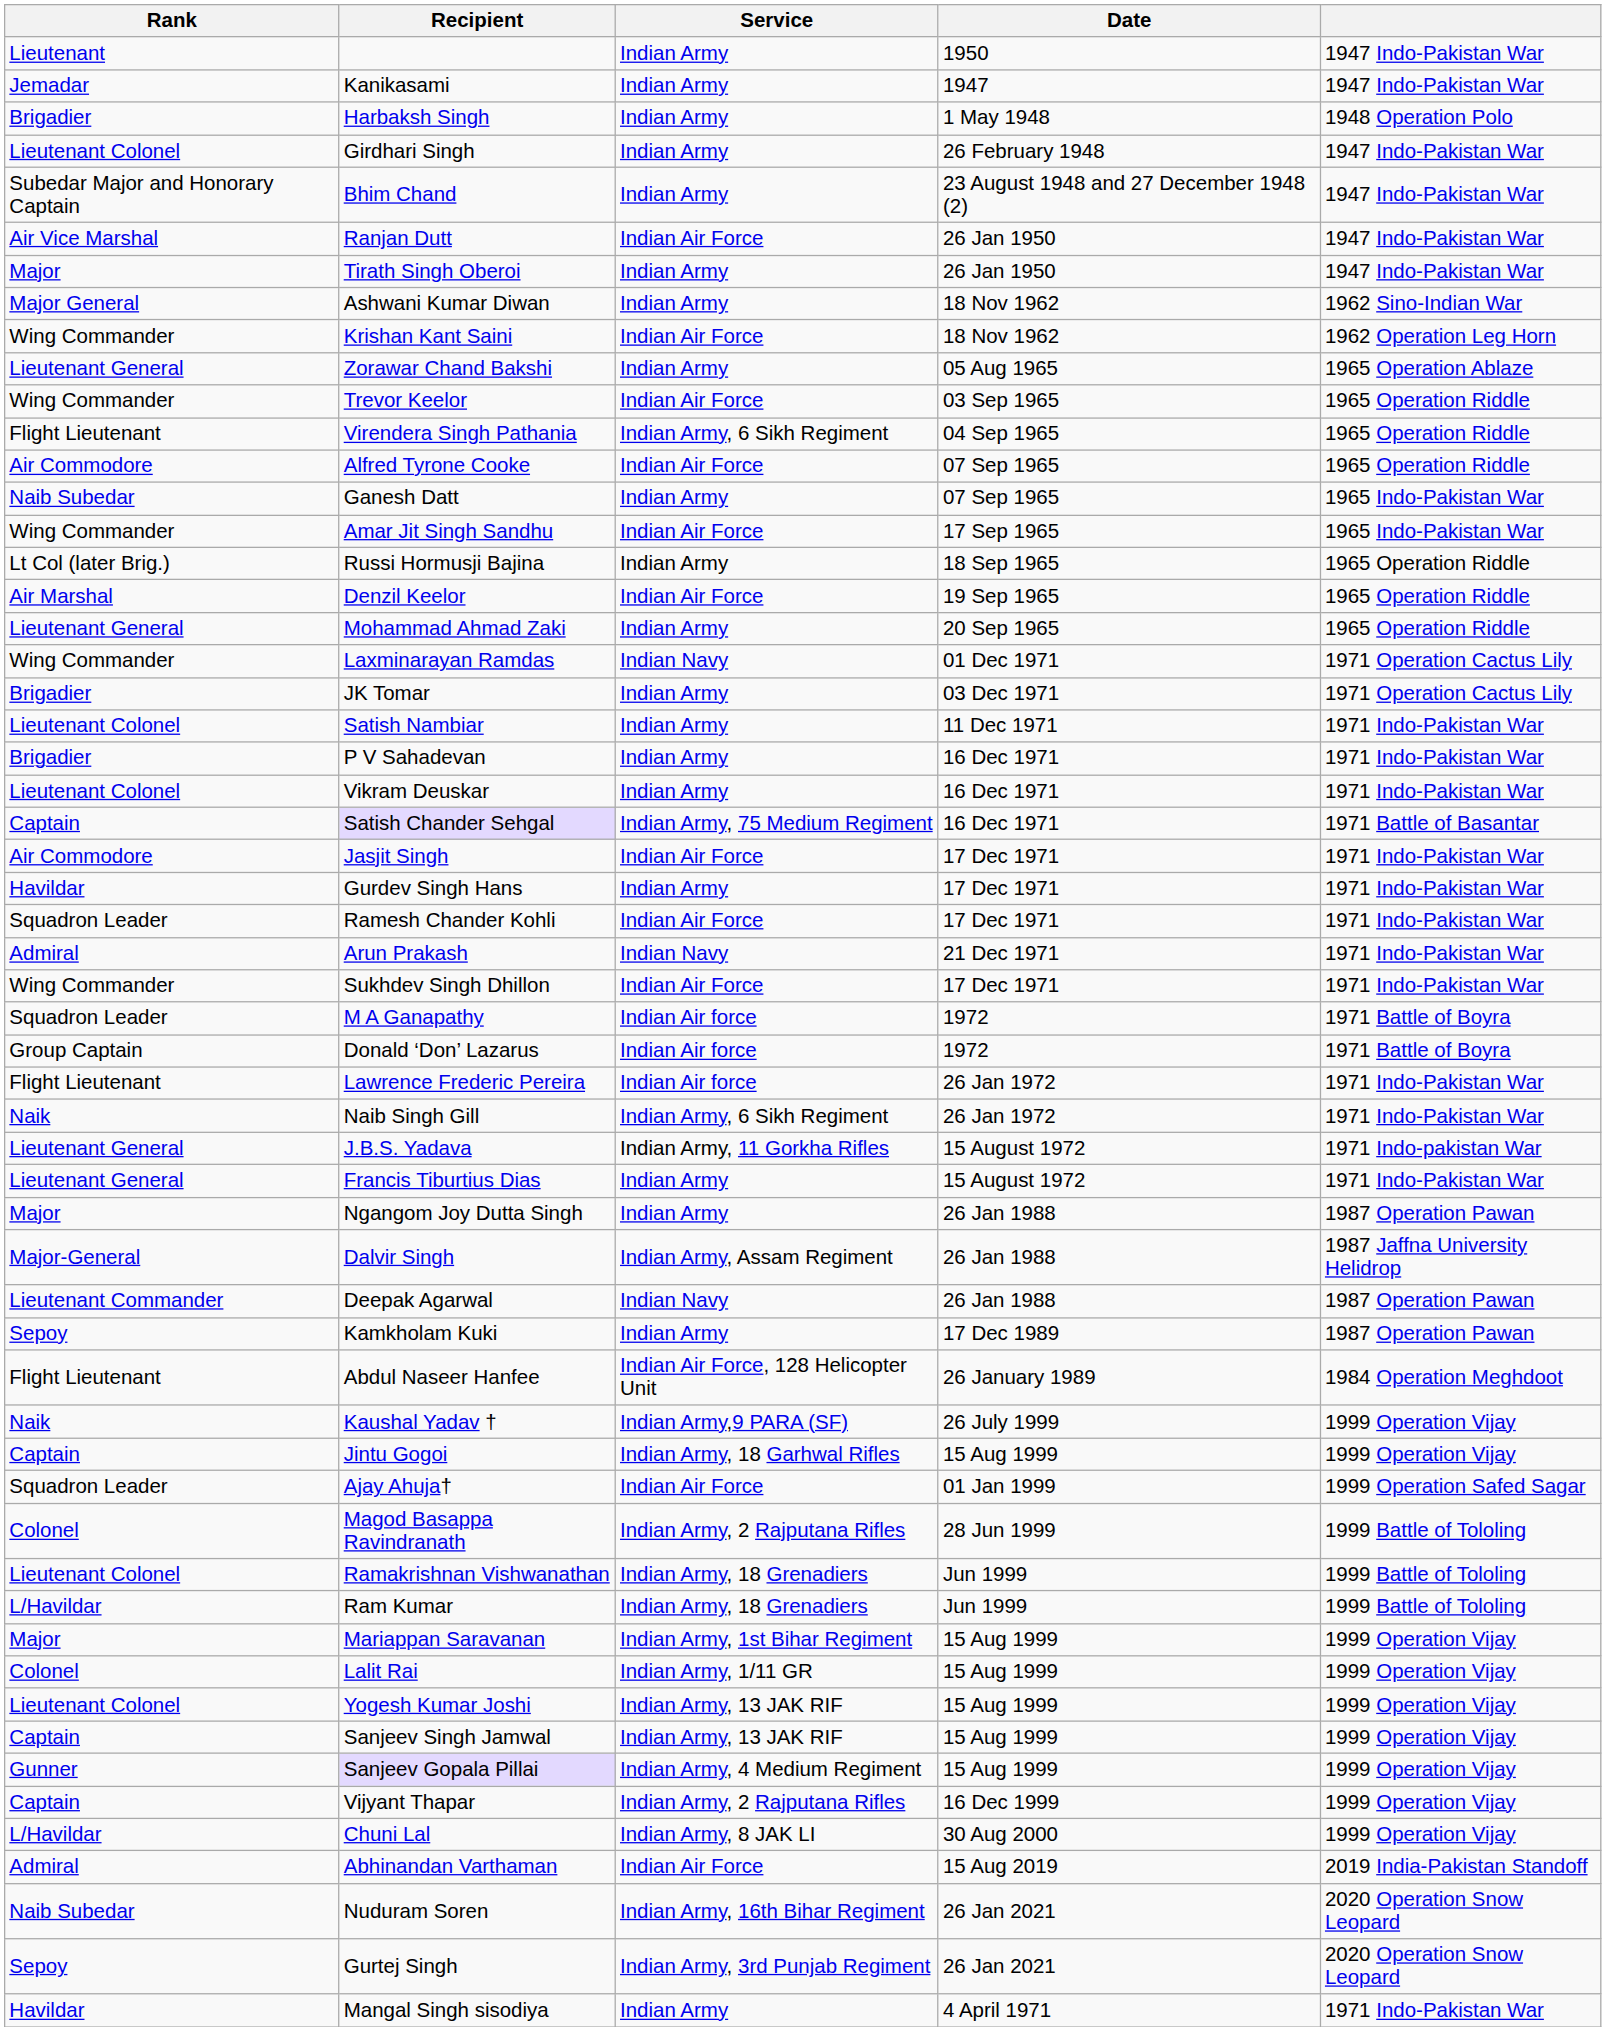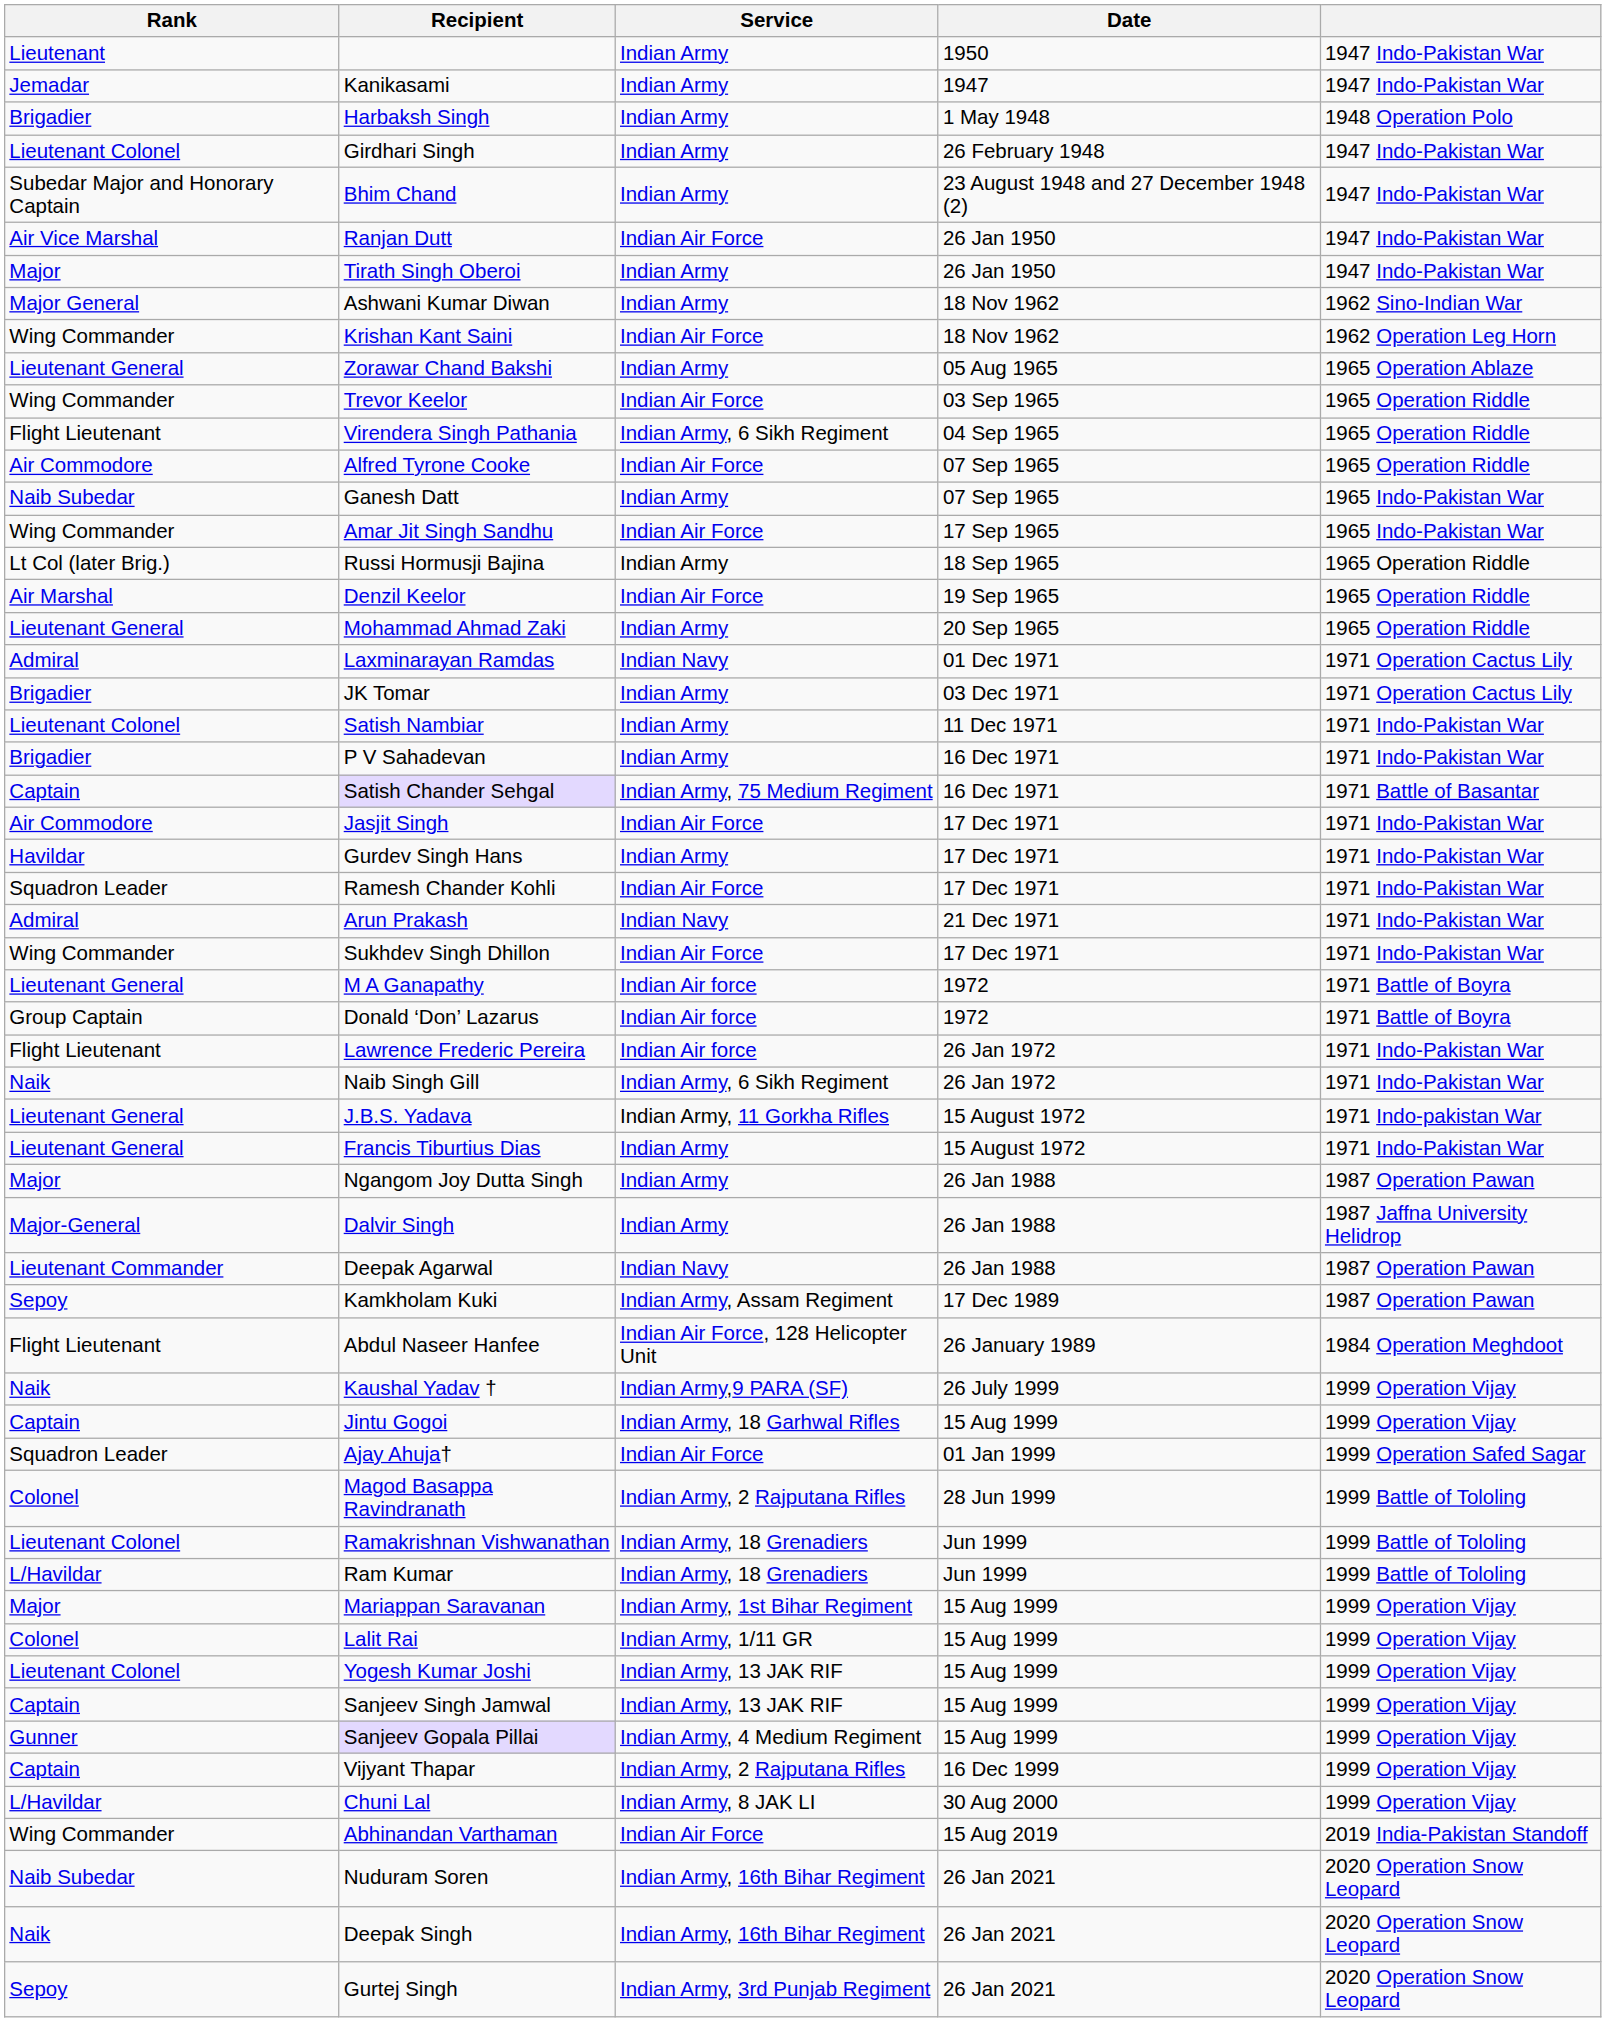(92, 660) Wing Commander -> (44, 660) Admiral
- row: (416, 790)
(88, 1018) Squadron Leader -> (96, 985) Lieutenant General
(756, 1257) Indian Army, Assam Regiment -> (674, 1224) Indian Army
(674, 1333) Indian Army -> (756, 1301) Indian Army, Assam Regiment
(44, 1866) Admiral -> (92, 1834) Wing Commander
+ row: (408, 1933)
- row: (446, 2010)
